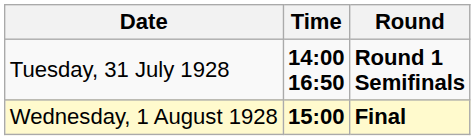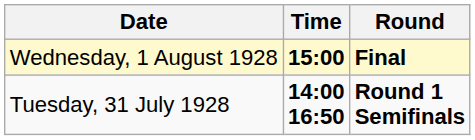rows swapped: (120, 69) <-> (144, 116)
